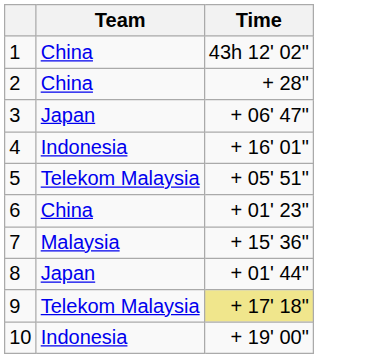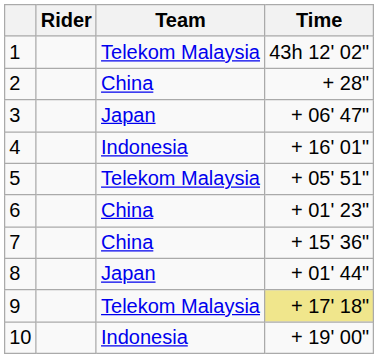+ column: (66, 20)
(67, 52) China -> (181, 52) Telekom Malaysia
(80, 242) Malaysia -> (127, 242) China
